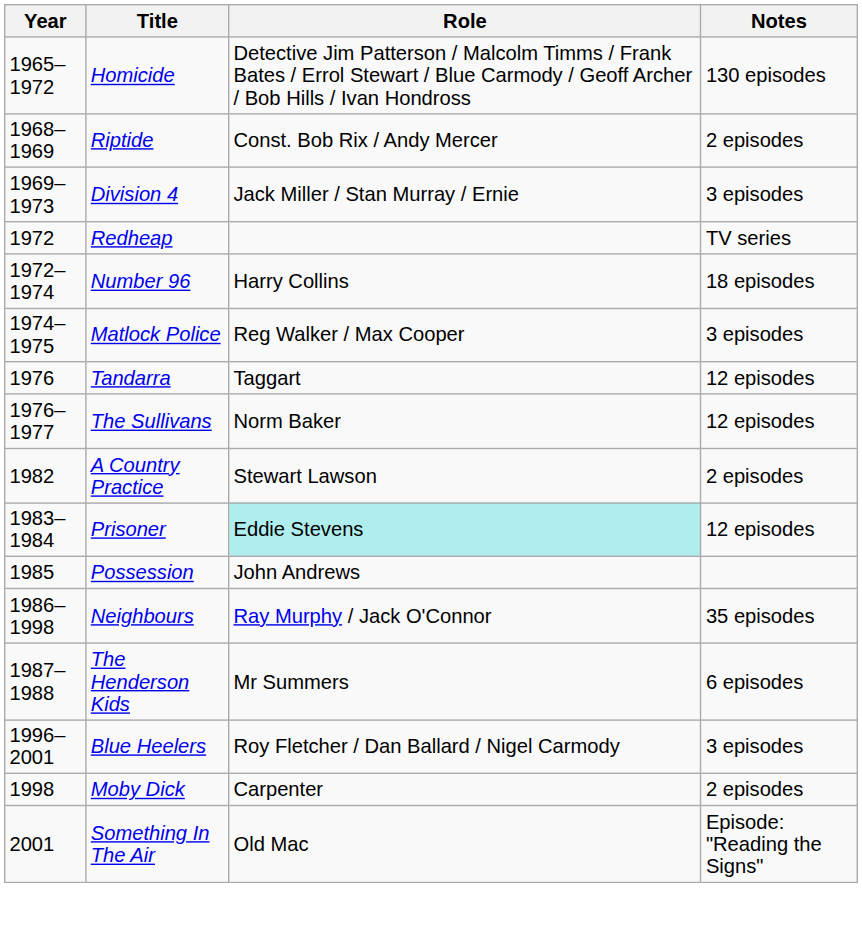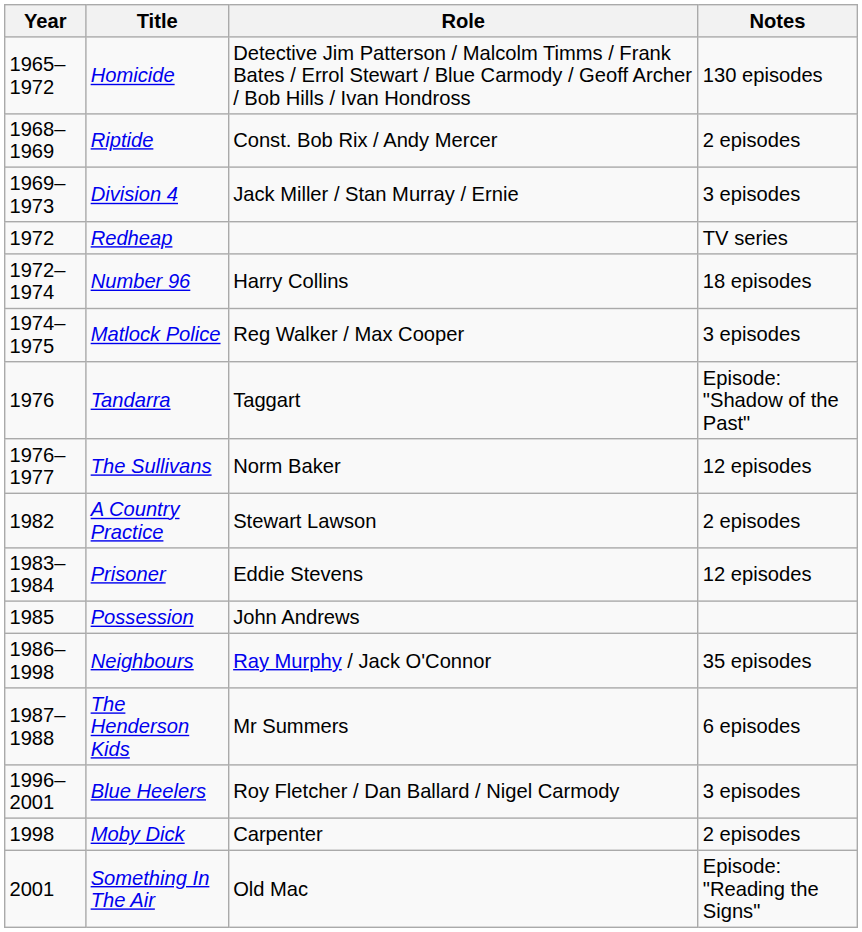(760, 378) 12 episodes -> (771, 401) Episode: "Shadow of the Past"
(298, 530) paleturquoise background -> (298, 575) no background
